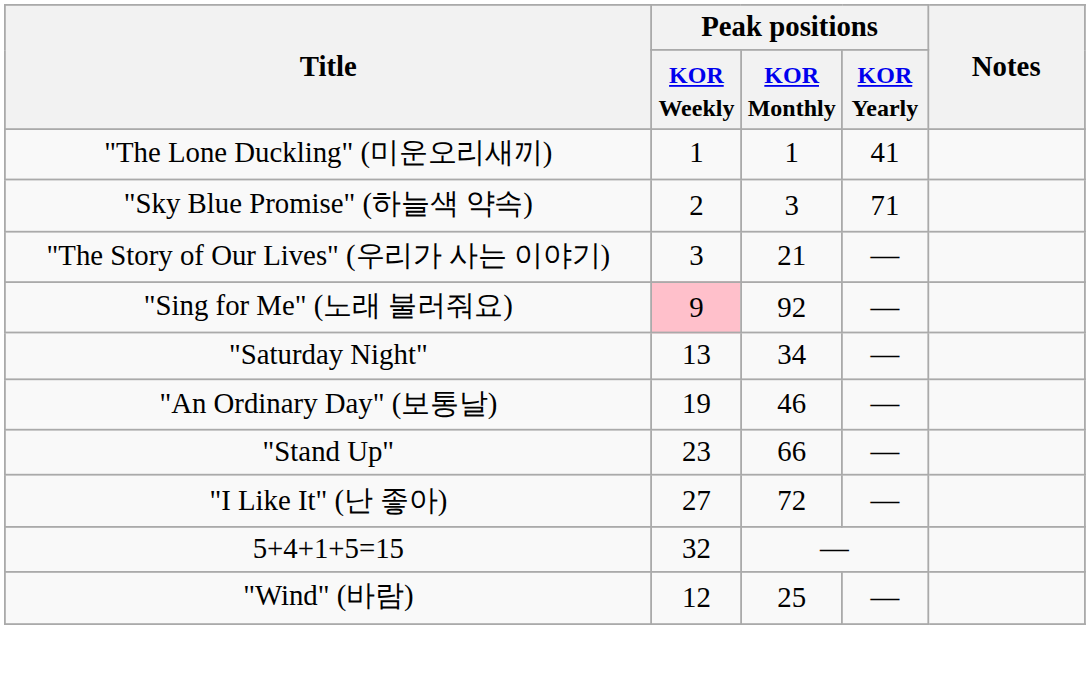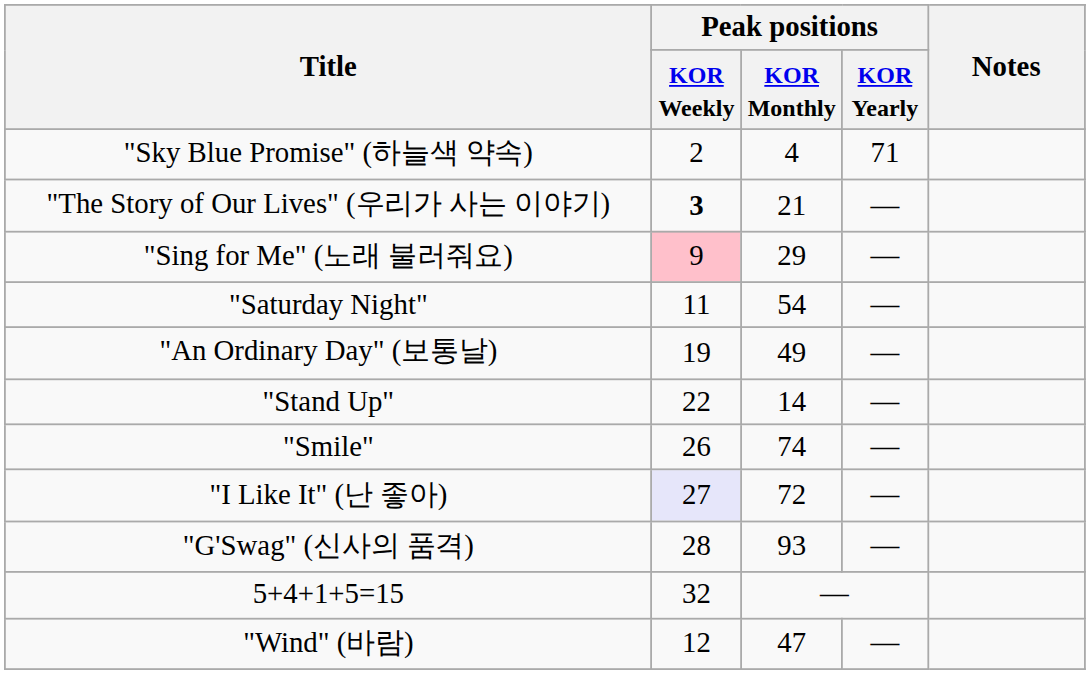- row: (328, 152)
(792, 204) 3 -> (792, 153) 4
(696, 255) normal -> (696, 204) bold
(792, 307) 92 -> (792, 255) 29
(696, 355) 13 -> (696, 304) 11
(792, 355) 34 -> (792, 304) 54
(792, 403) 46 -> (792, 352) 49
(696, 452) 23 -> (696, 401) 22
(792, 452) 66 -> (792, 401) 14
+ row: (328, 446)
(696, 500) no background -> (696, 495) lavender background
+ row: (328, 545)
(792, 597) 25 -> (792, 642) 47
